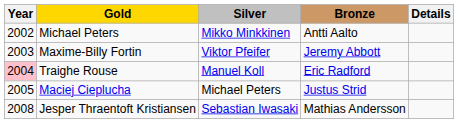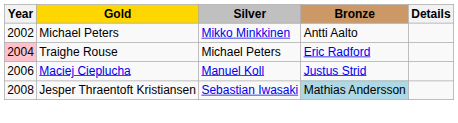- row: (90, 52)
(233, 71) Manuel Koll -> (241, 52) Michael Peters
(20, 90) 2005 -> (20, 71) 2006
(241, 90) Michael Peters -> (233, 71) Manuel Koll
(355, 109) no background -> (355, 90) lightblue background
